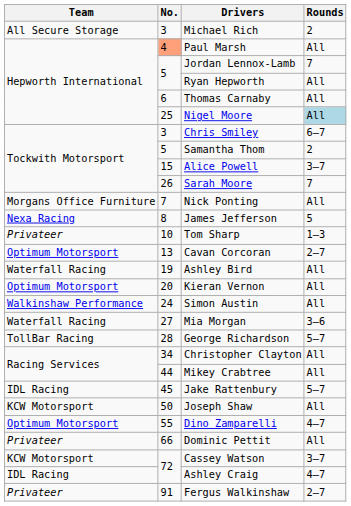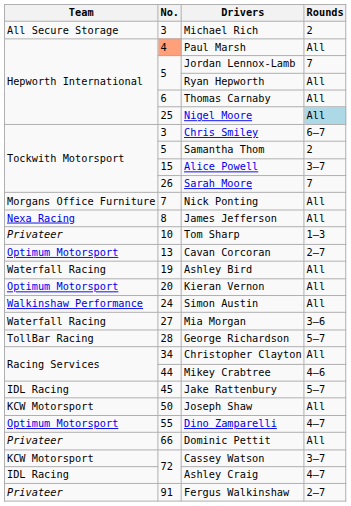(310, 218) 5 -> (316, 218) All
(316, 373) All -> (316, 373) 4–6
